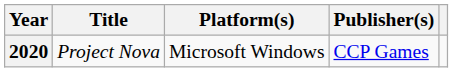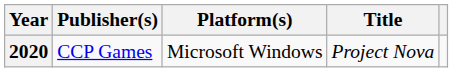columns swapped: (109, 19) <-> (384, 19)
